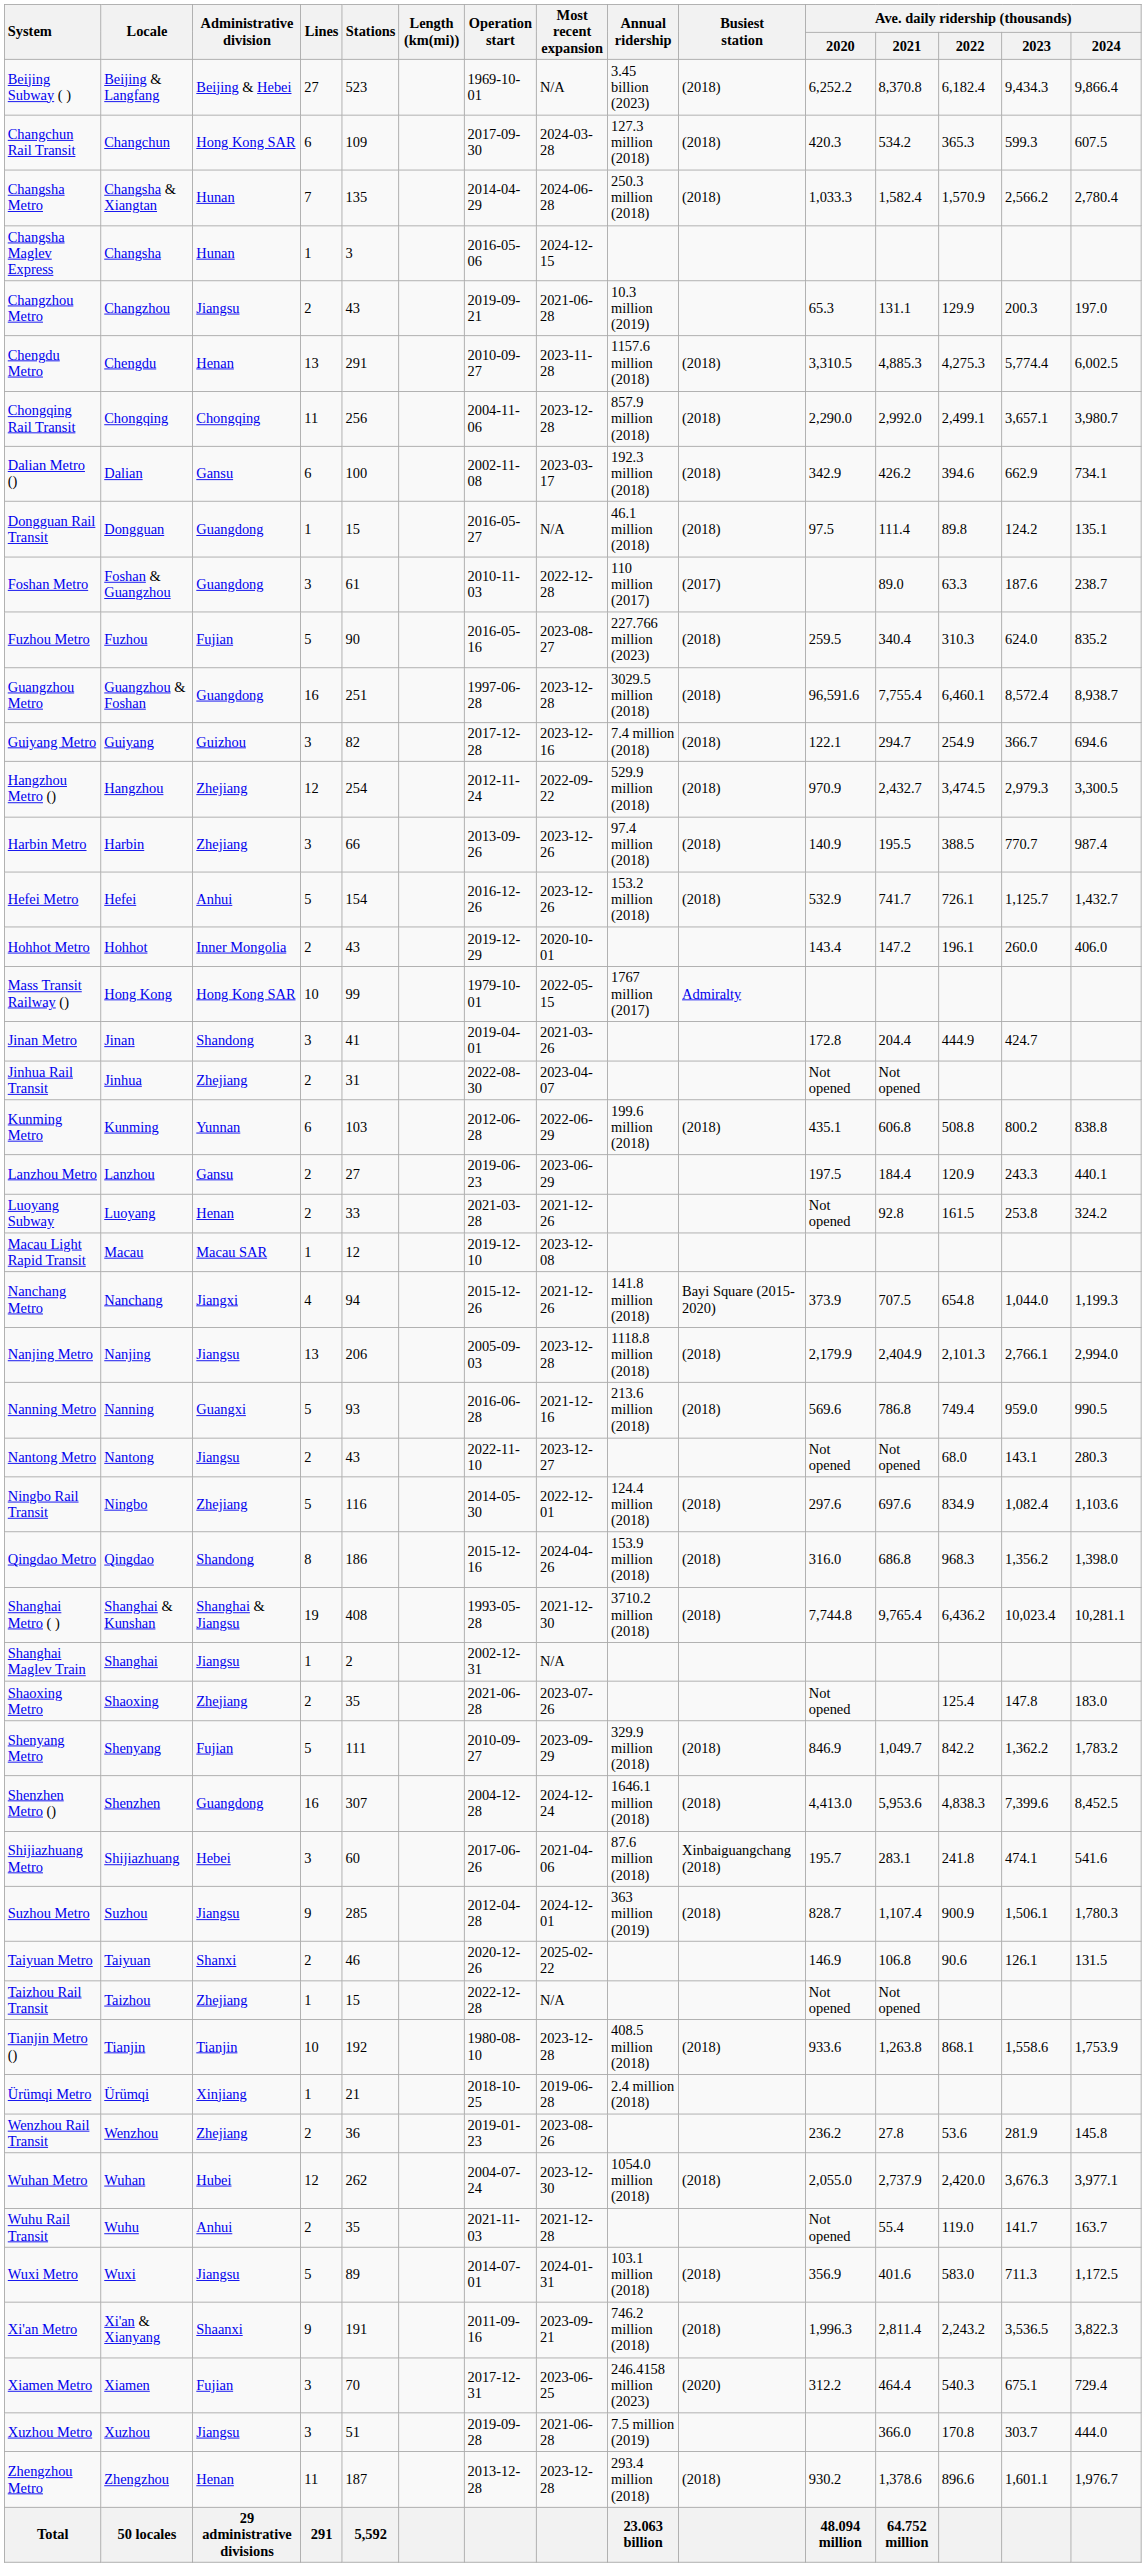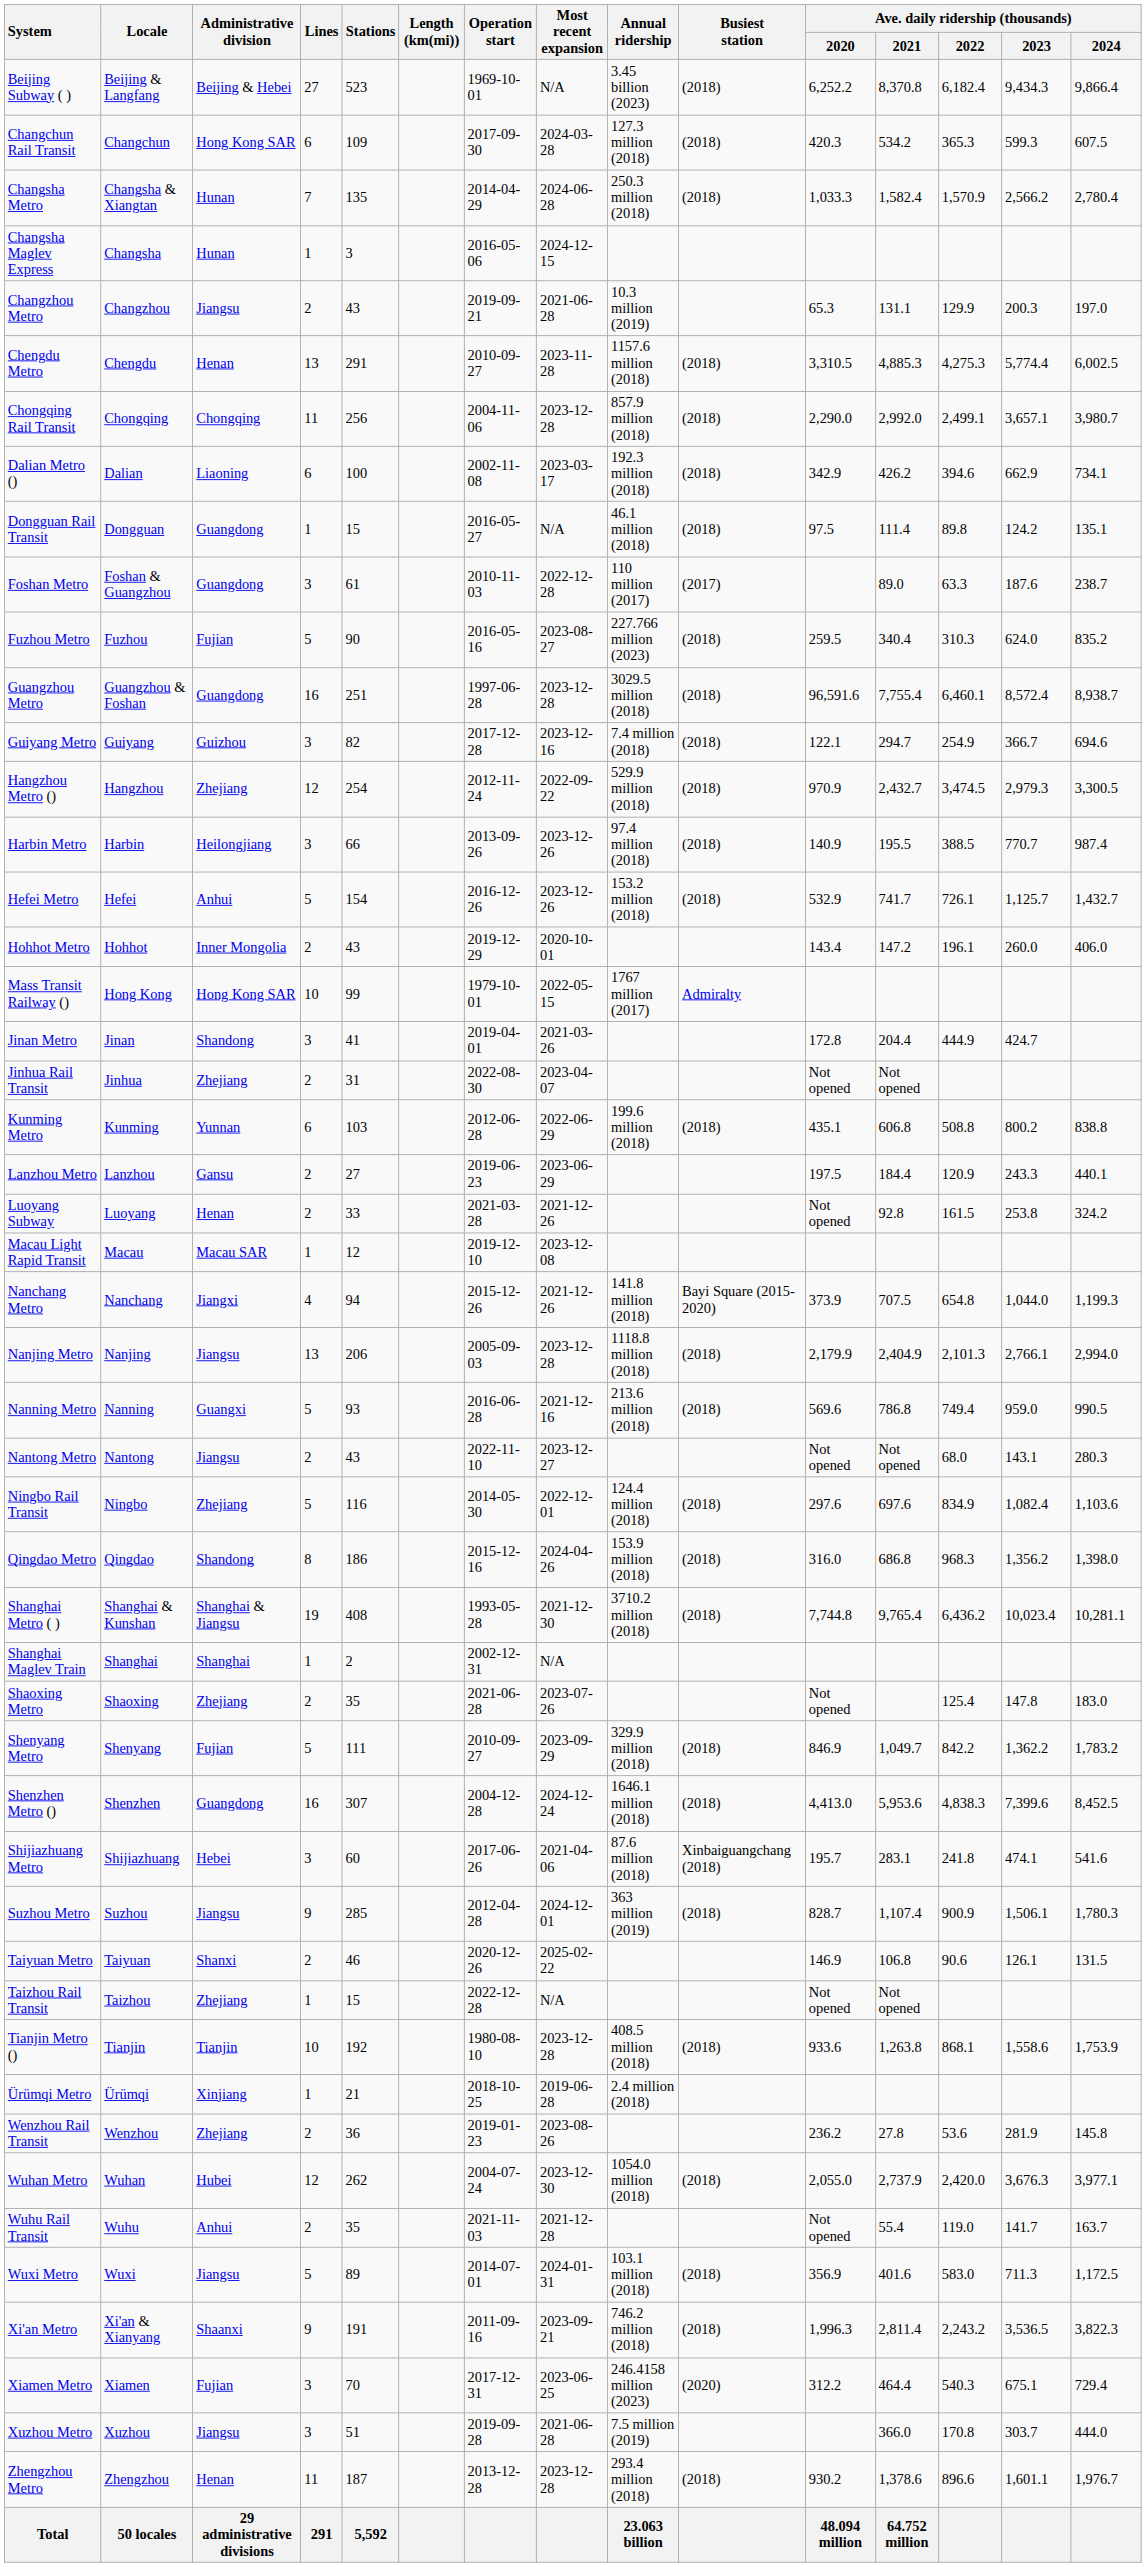(215, 474) Gansu -> (222, 474) Liaoning
(222, 844) Zhejiang -> (234, 844) Heilongjiang
(218, 1662) Jiangsu -> (223, 1662) Shanghai
